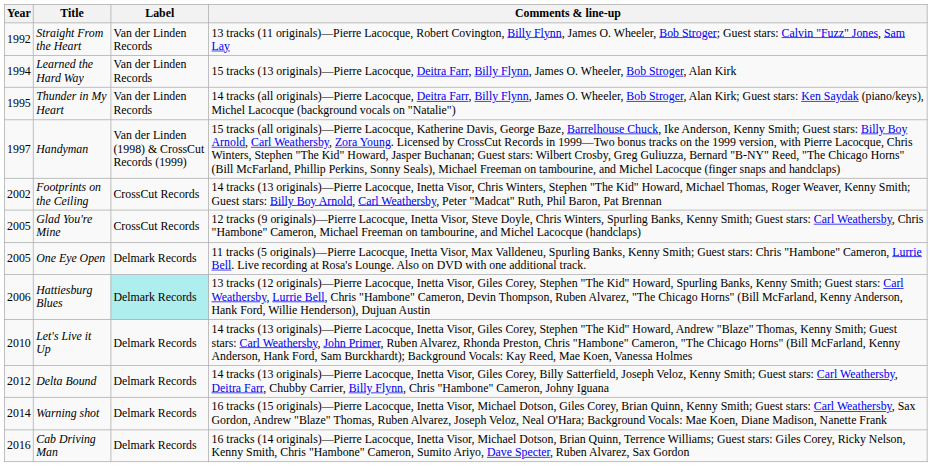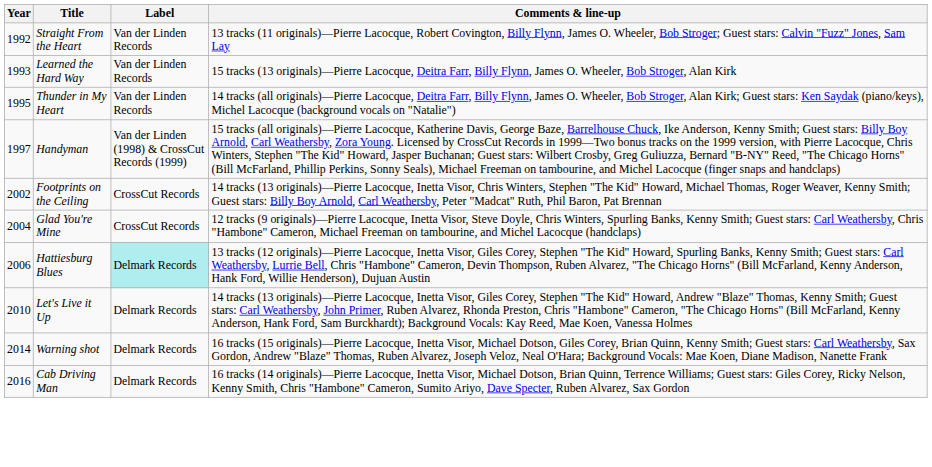(19, 71) 1994 -> (19, 71) 1993
(19, 226) 2005 -> (19, 226) 2004
- row: (71, 258)
- row: (66, 381)
